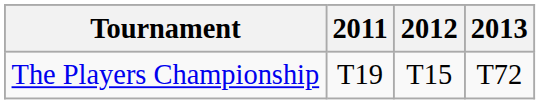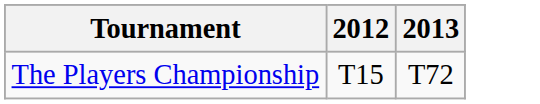- column: (360, 28)
